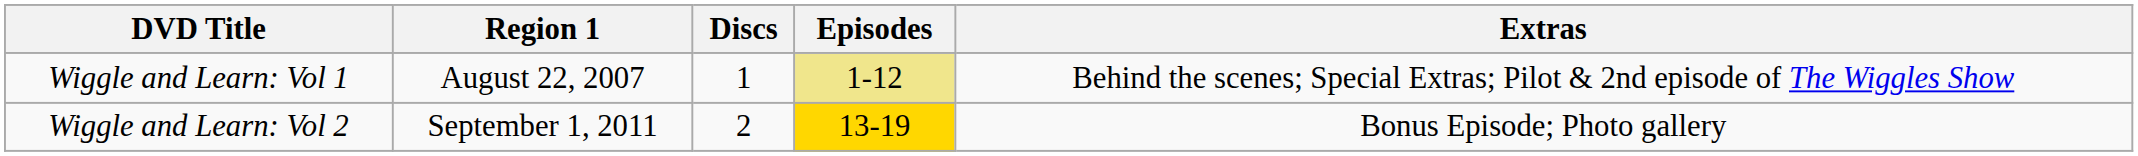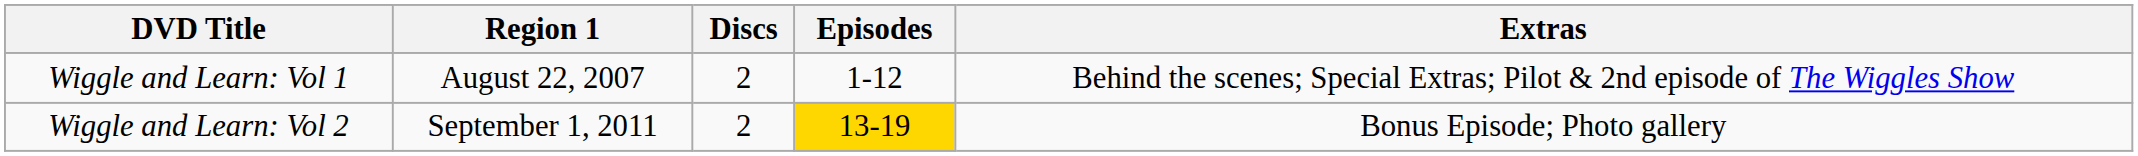(744, 77) 1 -> (744, 77) 2
(875, 77) khaki background -> (875, 77) no background
